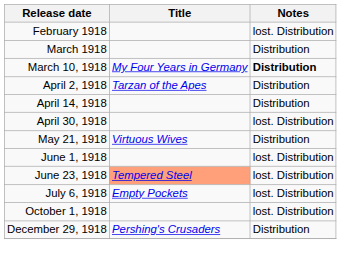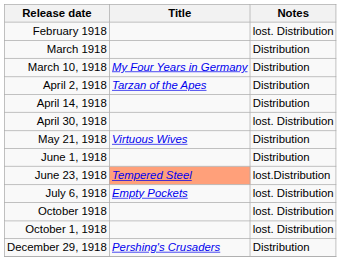(285, 67) bold -> (281, 67) normal
(293, 157) lost. Distribution -> (281, 157) Distribution
(293, 175) lost. Distribution -> (292, 175) lost.Distribution
+ row: (72, 211)
